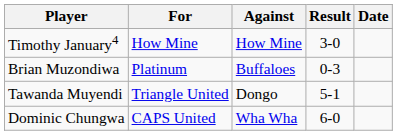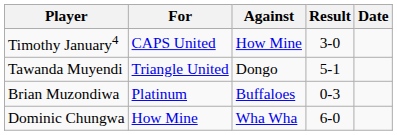(165, 43) How Mine -> (174, 43) CAPS United
rows swapped: (64, 69) <-> (65, 93)
(174, 118) CAPS United -> (165, 118) How Mine
